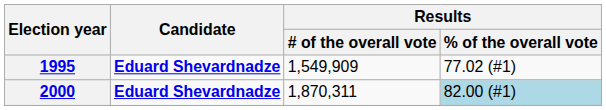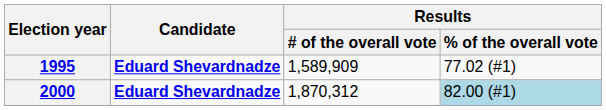(323, 67) 1,549,909 -> (323, 67) 1,589,909
(322, 92) 1,870,311 -> (323, 92) 1,870,312
